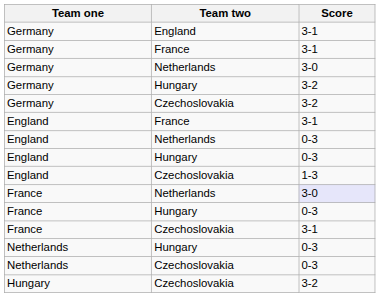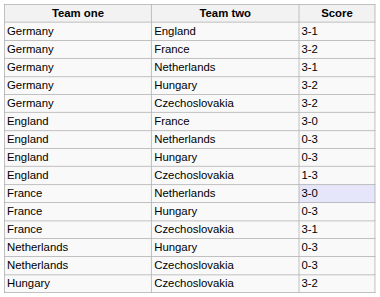(310, 49) 3-1 -> (310, 49) 3-2
(310, 67) 3-0 -> (310, 67) 3-1
(310, 121) 3-1 -> (310, 121) 3-0
